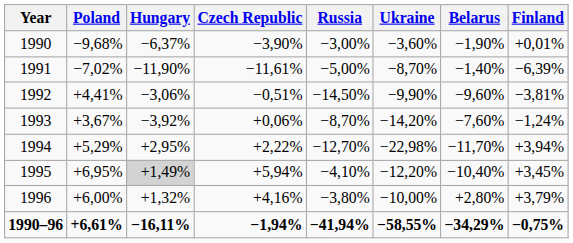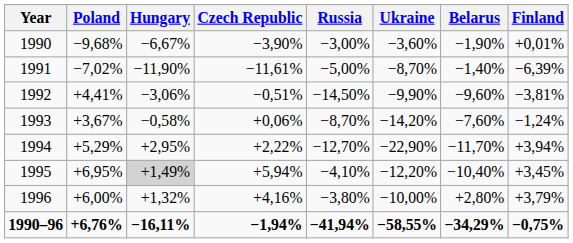(165, 43) −6,37% -> (165, 43) −6,67%
(165, 121) −3,92% -> (165, 121) −0,58%
(408, 147) −22,98% -> (408, 147) −22,90%
(97, 224) +6,61% -> (97, 224) +6,76%
